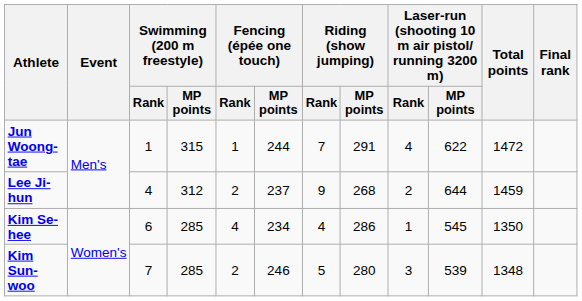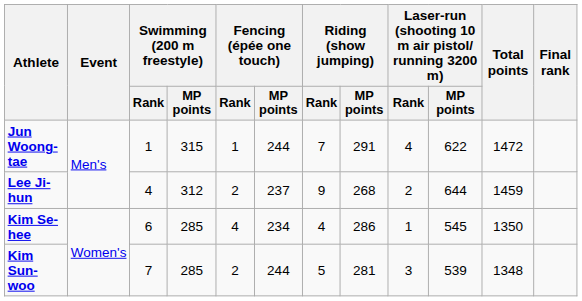(278, 271) 246 -> (278, 271) 244
(364, 271) 280 -> (364, 271) 281
